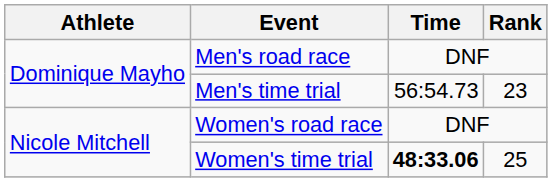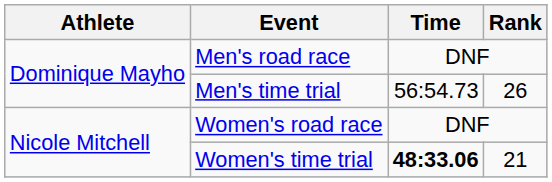(515, 91) 23 -> (515, 91) 26
(515, 160) 25 -> (515, 160) 21
